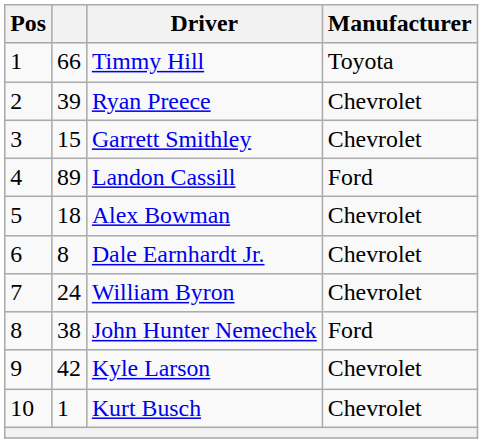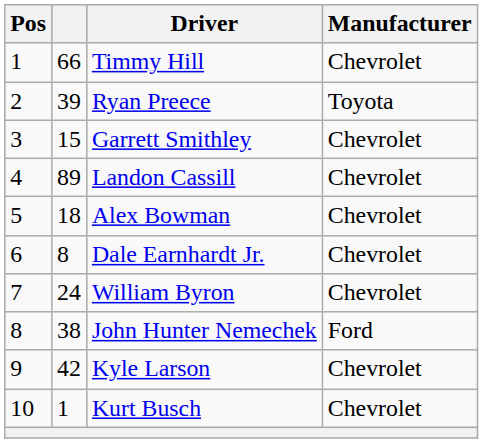(361, 61) Toyota -> (375, 61) Chevrolet
(375, 100) Chevrolet -> (361, 100) Toyota
(350, 176) Ford -> (375, 176) Chevrolet
